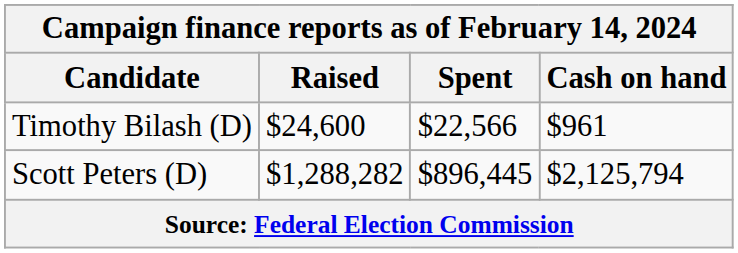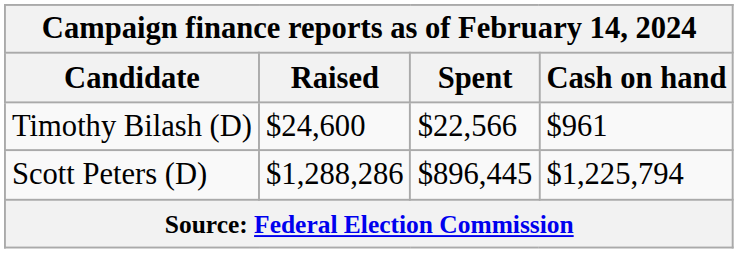(335, 174) $1,288,282 -> (335, 174) $1,288,286
(615, 174) $2,125,794 -> (615, 174) $1,225,794
